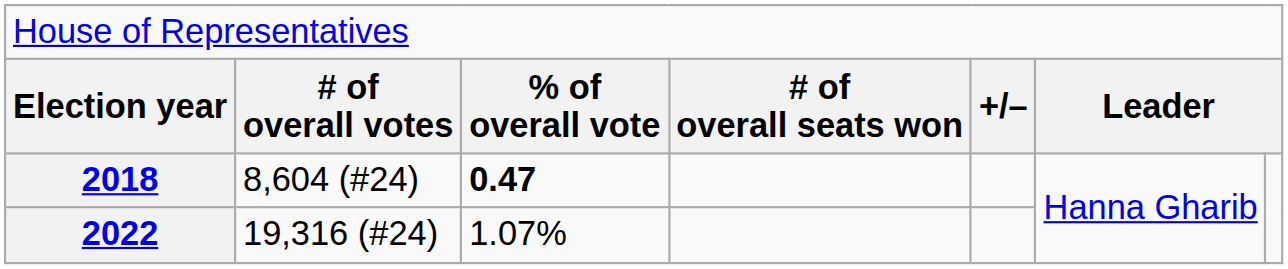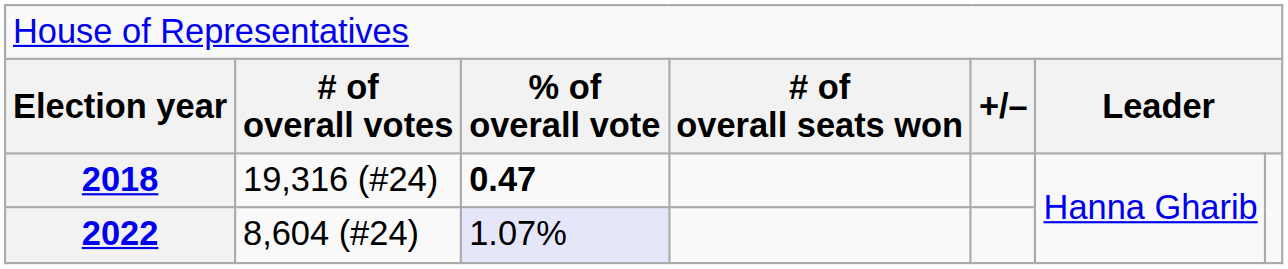(331, 179) 8,604 (#24) -> (341, 179) 19,316 (#24)
(341, 234) 19,316 (#24) -> (331, 234) 8,604 (#24)
(518, 234) no background -> (518, 234) lavender background
